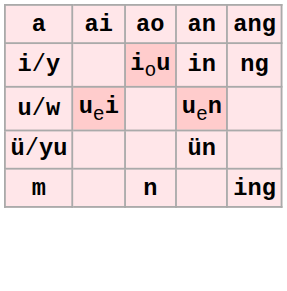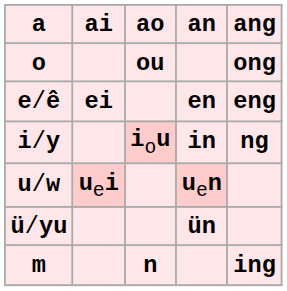+ row: (39, 63)
+ row: (39, 101)
